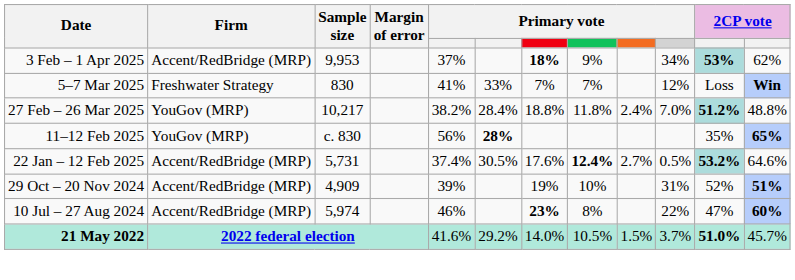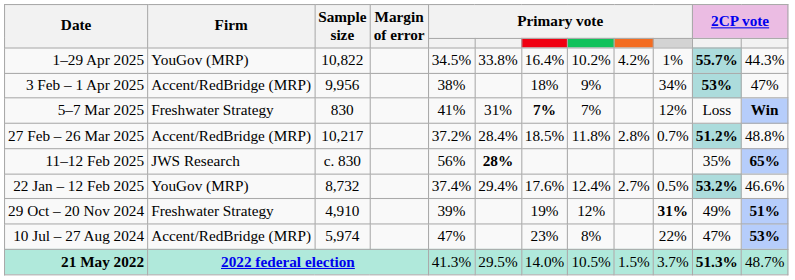+ row: (98, 60)
(342, 60) 9,953 -> (342, 85) 9,956
(451, 60) 37% -> (451, 85) 38%
(545, 60) bold -> (545, 85) normal
(767, 60) 62% -> (765, 85) 47%
(498, 85) 33% -> (498, 111) 31%
(545, 85) normal -> (545, 111) bold
(200, 111) YouGov (MRP) -> (231, 136) Accent/RedBridge (MRP)
(451, 111) 38.2% -> (451, 136) 37.2%
(545, 111) 18.8% -> (545, 136) 18.5%
(636, 111) 2.4% -> (634, 136) 2.8%
(675, 111) 7.0% -> (673, 136) 0.7%
(200, 136) YouGov (MRP) -> (196, 161) JWS Research
(231, 161) Accent/RedBridge (MRP) -> (200, 186) YouGov (MRP)
(342, 161) 5,731 -> (342, 186) 8,732
(498, 161) 30.5% -> (498, 186) 29.4%
(592, 161) bold -> (591, 186) normal
(767, 161) 64.6% -> (765, 186) 46.6%
(231, 186) Accent/RedBridge (MRP) -> (212, 211) Freshwater Strategy
(342, 186) 4,909 -> (342, 211) 4,910
(592, 186) 10% -> (591, 211) 12%
(675, 186) normal -> (673, 211) bold
(719, 186) 52% -> (717, 211) 49%
(451, 211) 46% -> (451, 236) 47%
(545, 211) bold -> (545, 236) normal
(767, 211) 60% -> (765, 236) 53%
(451, 236) 41.6% -> (451, 262) 41.3%
(498, 236) 29.2% -> (498, 262) 29.5%
(719, 236) 51.0% -> (717, 262) 51.3%
(767, 236) 45.7% -> (765, 262) 48.7%
